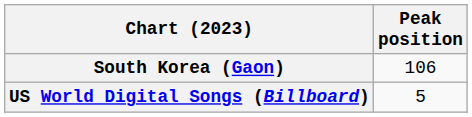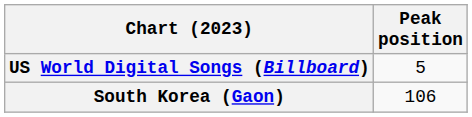rows swapped: (189, 68) <-> (189, 97)
